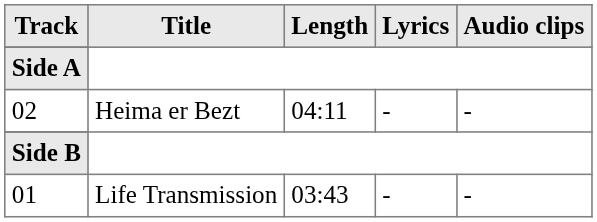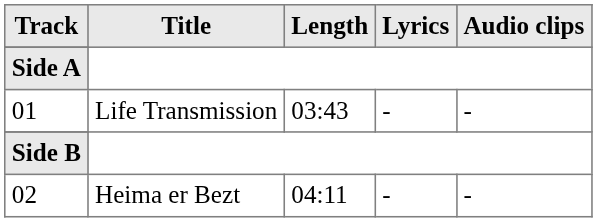rows swapped: (186, 195) <-> (168, 110)
